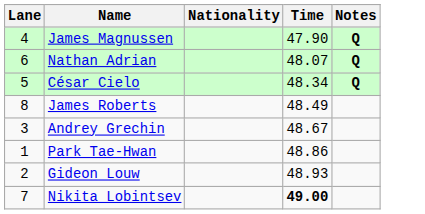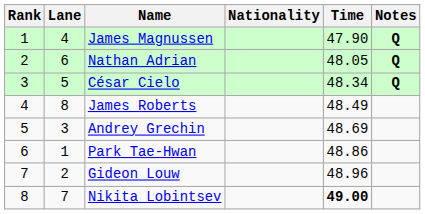+ column: (25, 16)
(307, 61) 48.07 -> (347, 61) 48.05
(307, 129) 48.67 -> (347, 129) 48.69
(307, 175) 48.93 -> (347, 175) 48.96
